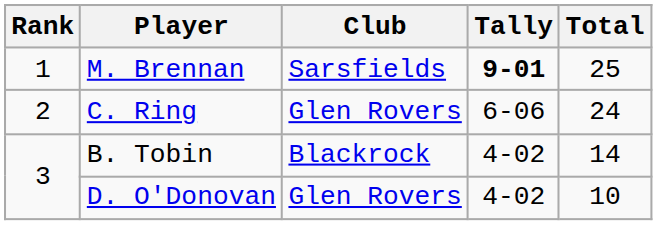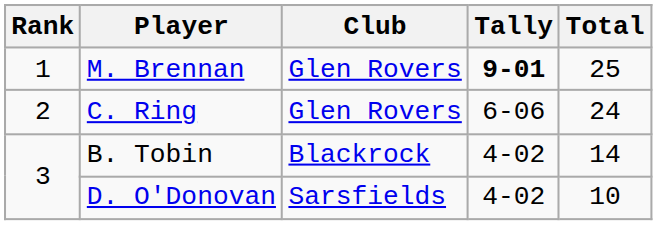(367, 69) Sarsfields -> (375, 69) Glen Rovers
(375, 198) Glen Rovers -> (367, 198) Sarsfields
